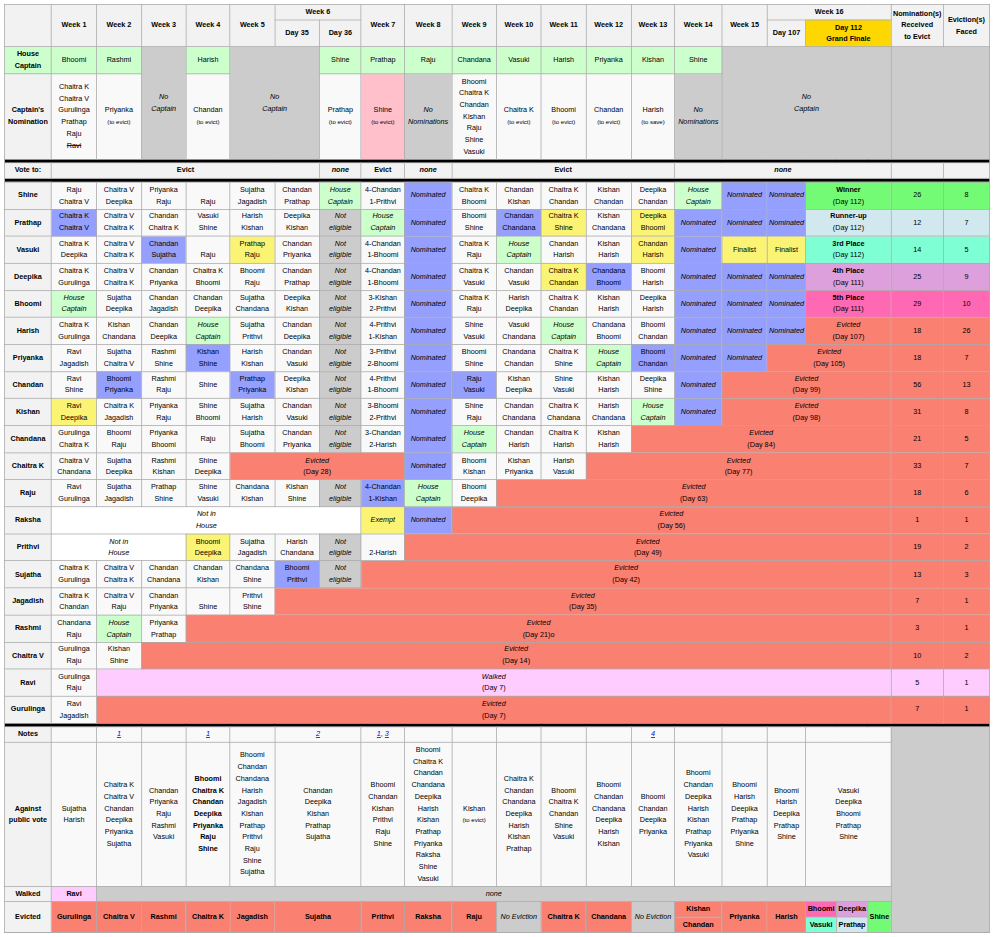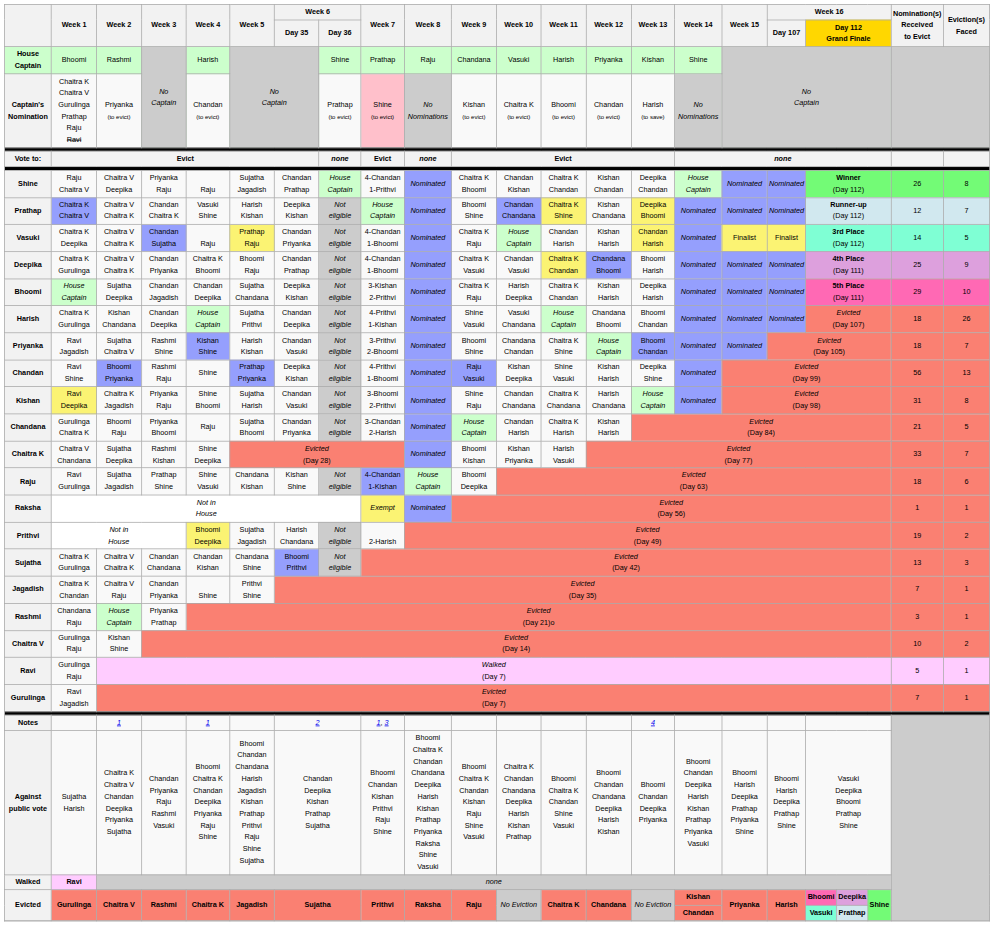(474, 117) Bhoomi Chaitra K Chandan Kishan Raju Shine Vasuki -> (474, 111) Kishan (to evict)
(208, 814) bold -> (208, 802) normal
(474, 814) Kishan (to evict) -> (474, 802) Bhoomi Chaitra K Chandan Kishan Raju Shine Vasuki
